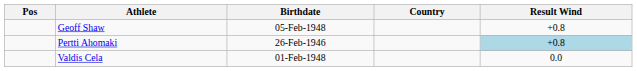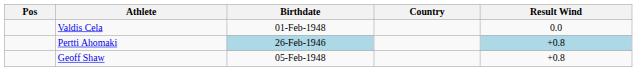rows swapped: (80, 58) <-> (81, 27)
(300, 43) no background -> (300, 43) lightblue background
